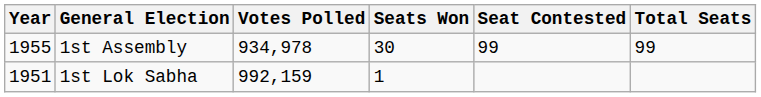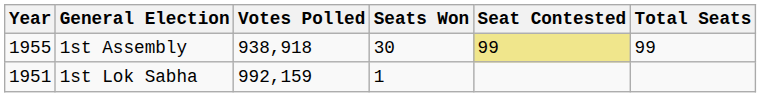(275, 48) 934,978 -> (275, 48) 938,918
(488, 48) no background -> (488, 48) khaki background
